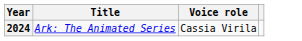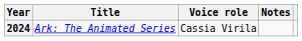+ column: (276, 12)
